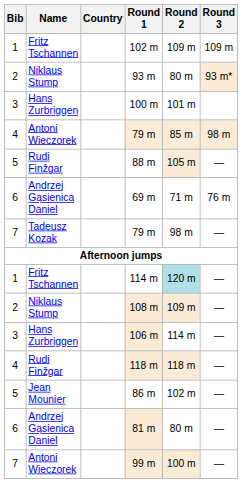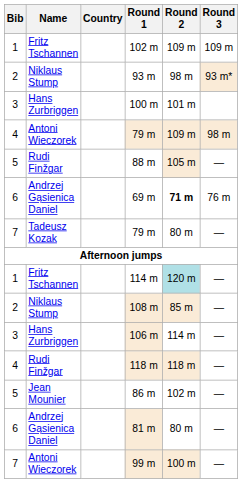(181, 76) 80 m -> (181, 76) 98 m
(181, 134) 85 m -> (181, 134) 109 m
(181, 197) normal -> (181, 197) bold
(181, 232) 98 m -> (181, 232) 80 m
(181, 307) 109 m -> (181, 307) 85 m
